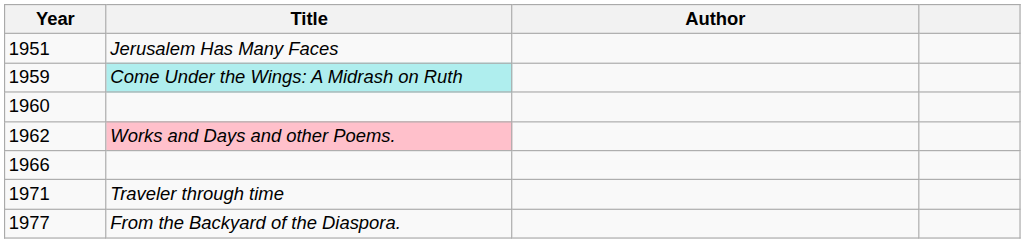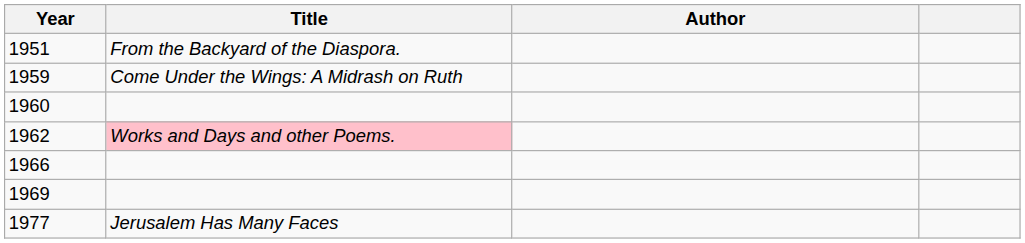(224, 48) Jerusalem Has Many Faces -> (256, 48) From the Backyard of the Diaspora.
(287, 77) paleturquoise background -> (287, 77) no background
+ row: (29, 194)
- row: (29, 194)
(256, 223) From the Backyard of the Diaspora. -> (224, 223) Jerusalem Has Many Faces
